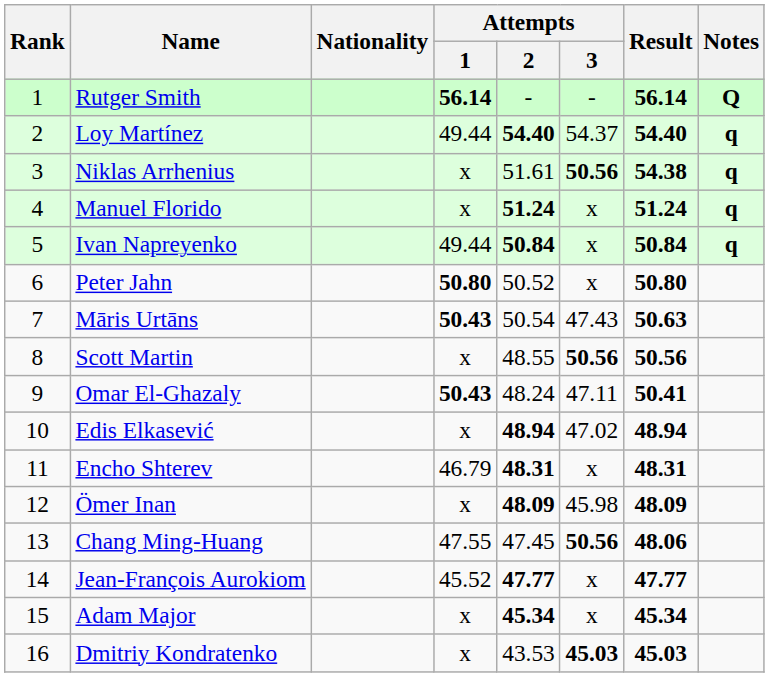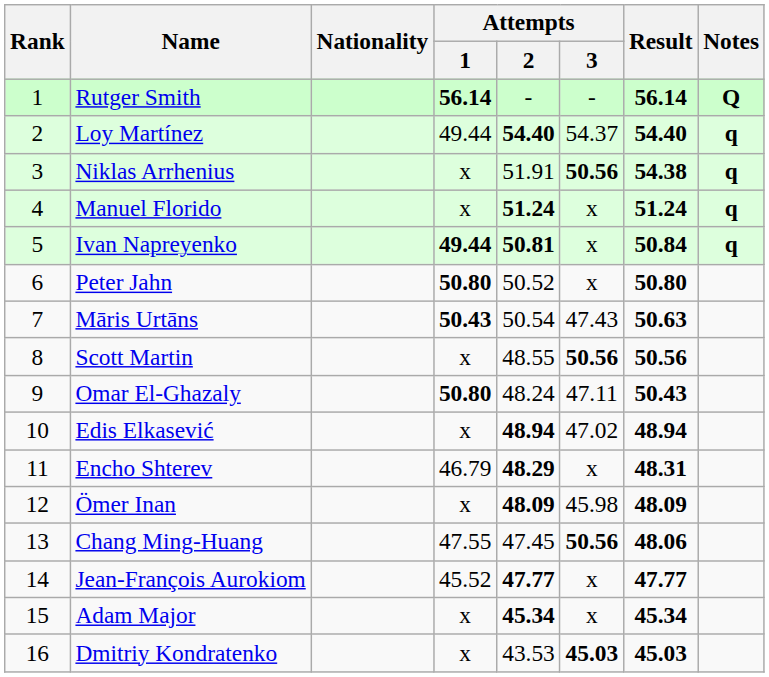(529, 171) 51.61 -> (529, 171) 51.91
(465, 245) normal -> (465, 245) bold
(529, 245) 50.84 -> (529, 245) 50.81
(465, 393) 50.43 -> (465, 393) 50.80
(661, 393) 50.41 -> (661, 393) 50.43
(529, 467) 48.31 -> (529, 467) 48.29
